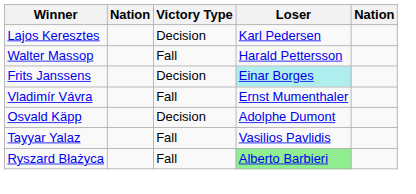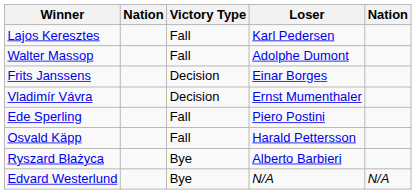(181, 35) Decision -> (180, 35) Fall
(291, 55) Harald Pettersson -> (300, 55) Adolphe Dumont
(276, 76) paleturquoise background -> (290, 76) no background
(167, 96) Fall -> (194, 96) Decision
+ row: (44, 117)
(181, 117) Decision -> (180, 138) Fall
(287, 117) Adolphe Dumont -> (304, 138) Harald Pettersson
- row: (44, 138)
(167, 158) Fall -> (181, 158) Bye
(283, 158) lightgreen background -> (297, 158) no background
+ row: (62, 179)
